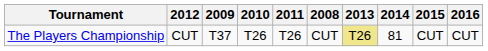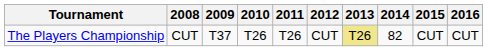columns swapped: (325, 15) <-> (185, 15)
(395, 36) 81 -> (395, 36) 82
